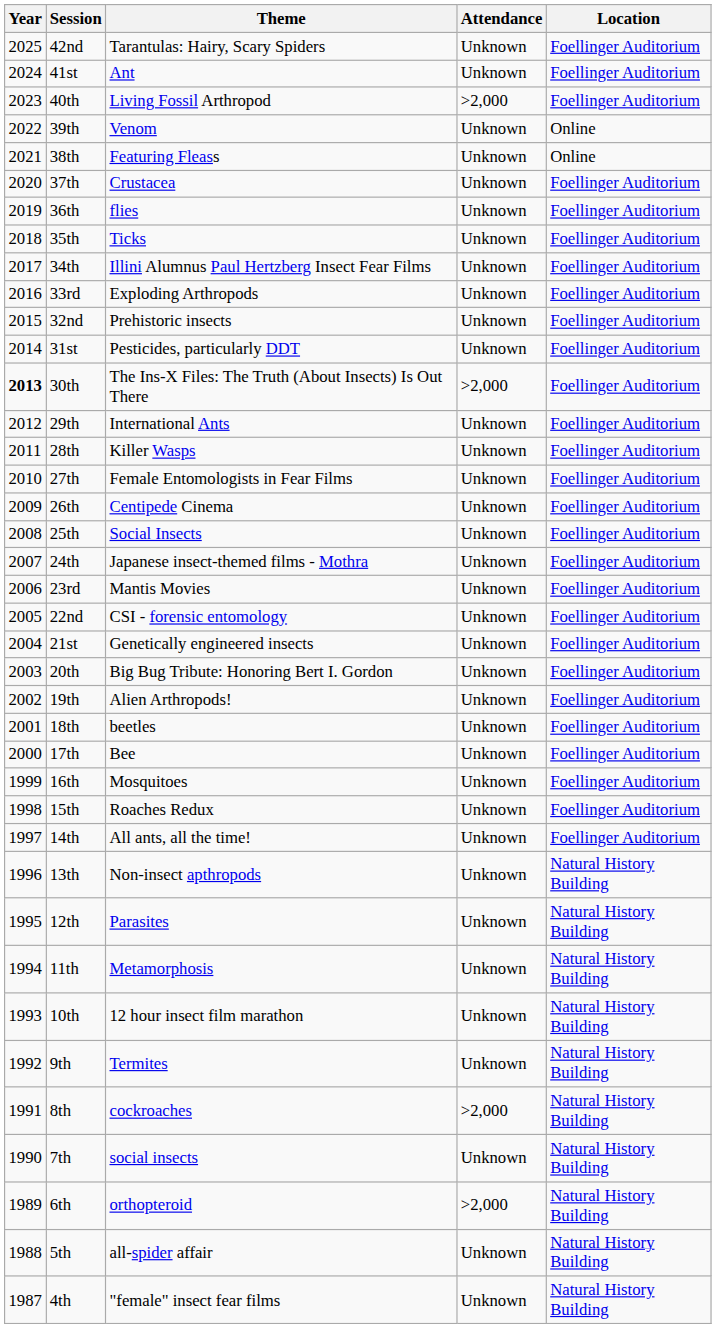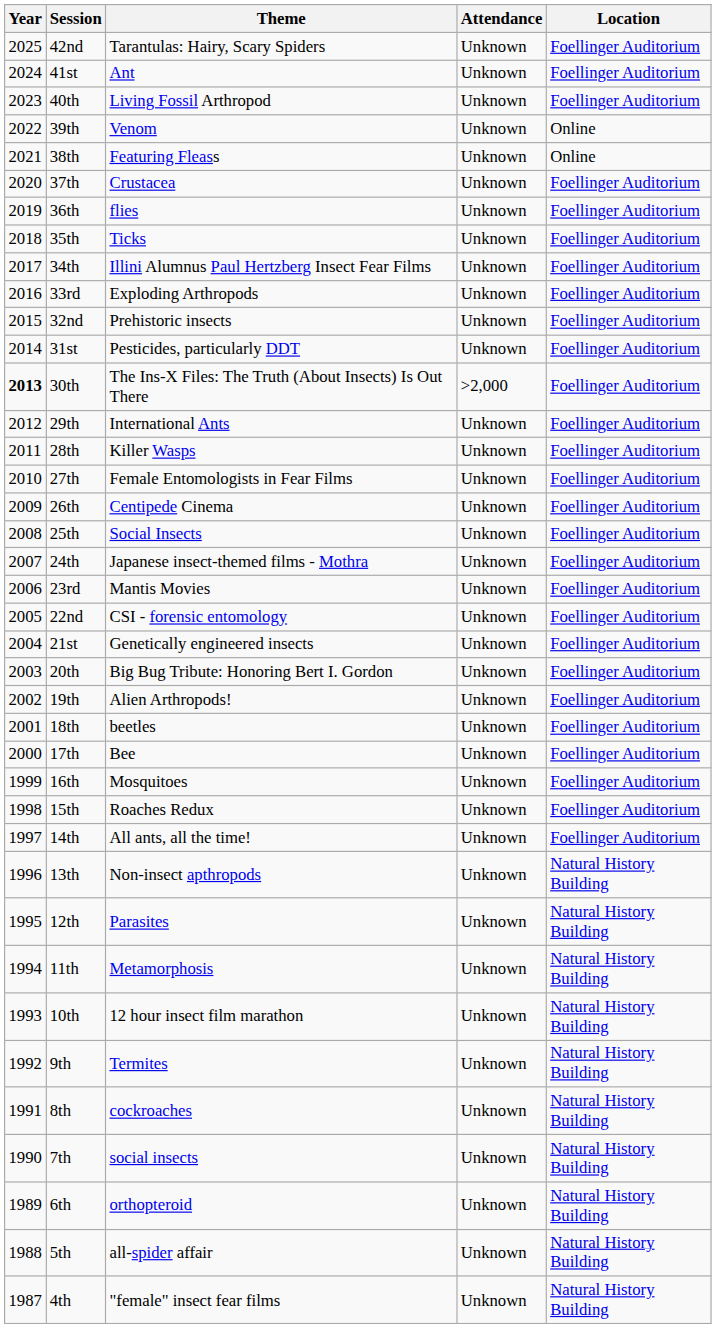(484, 101) >2,000 -> (494, 101) Unknown
(484, 1111) >2,000 -> (494, 1111) Unknown
(484, 1205) >2,000 -> (494, 1205) Unknown
